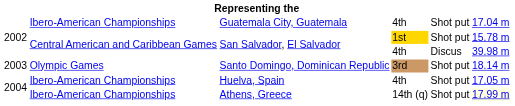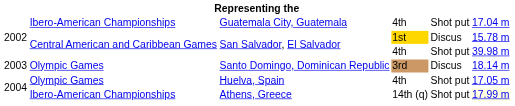(450, 37) Shot put -> (446, 37) Discus
(446, 51) Discus -> (450, 51) Shot put
(450, 66) Shot put -> (446, 66) Discus
(103, 80) Ibero-American Championships -> (67, 80) Olympic Games
